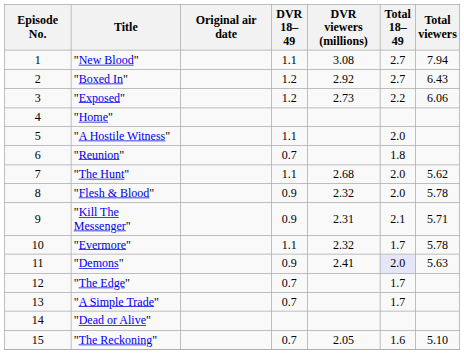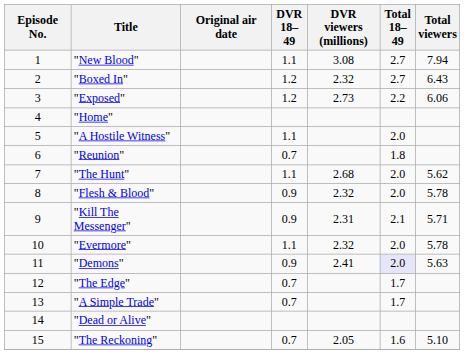(343, 79) 2.92 -> (343, 79) 2.32
(398, 244) 1.7 -> (398, 244) 2.0
